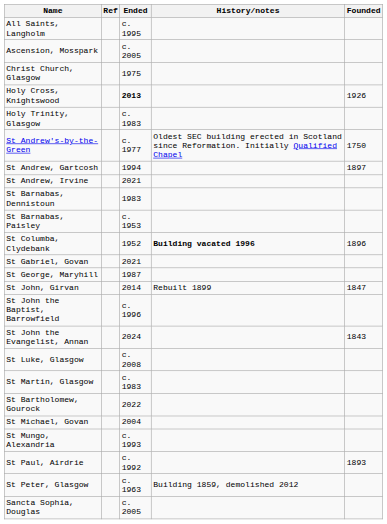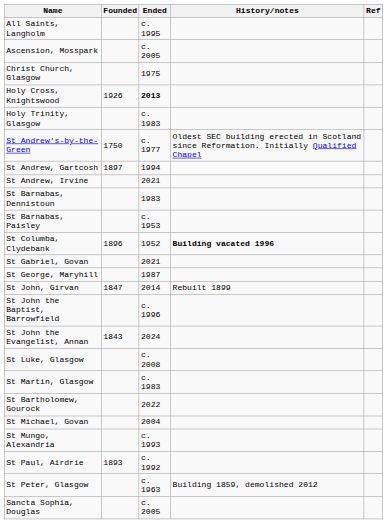columns swapped: (364, 11) <-> (111, 11)
